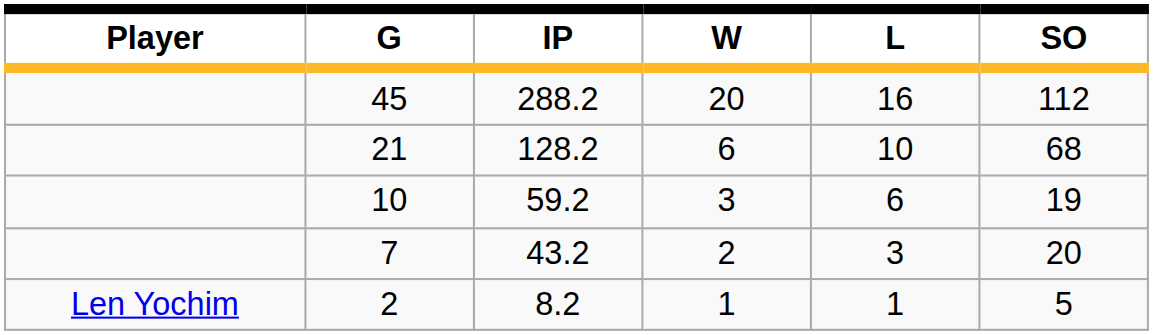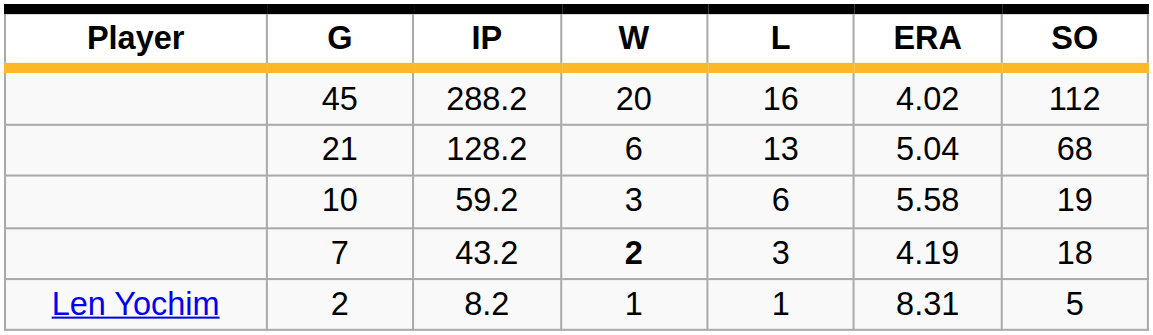+ column: (928, 38)
(895, 149) 10 -> (781, 149) 13
(726, 252) normal -> (634, 252) bold
(1064, 252) 20 -> (1075, 252) 18
